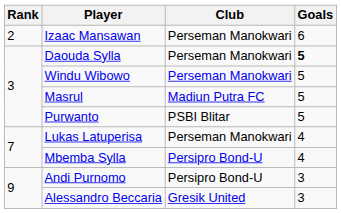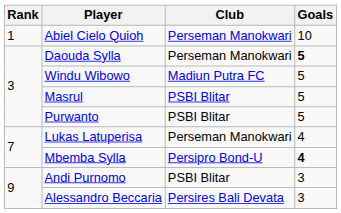+ row: (94, 35)
- row: (93, 35)
(230, 76) Perseman Manokwari -> (216, 76) Madiun Putra FC
(216, 96) Madiun Putra FC -> (199, 96) PSBI Blitar
(301, 157) normal -> (301, 157) bold
(215, 177) Persipro Bond-U -> (199, 177) PSBI Blitar
(207, 198) Gresik United -> (226, 198) Persires Bali Devata
